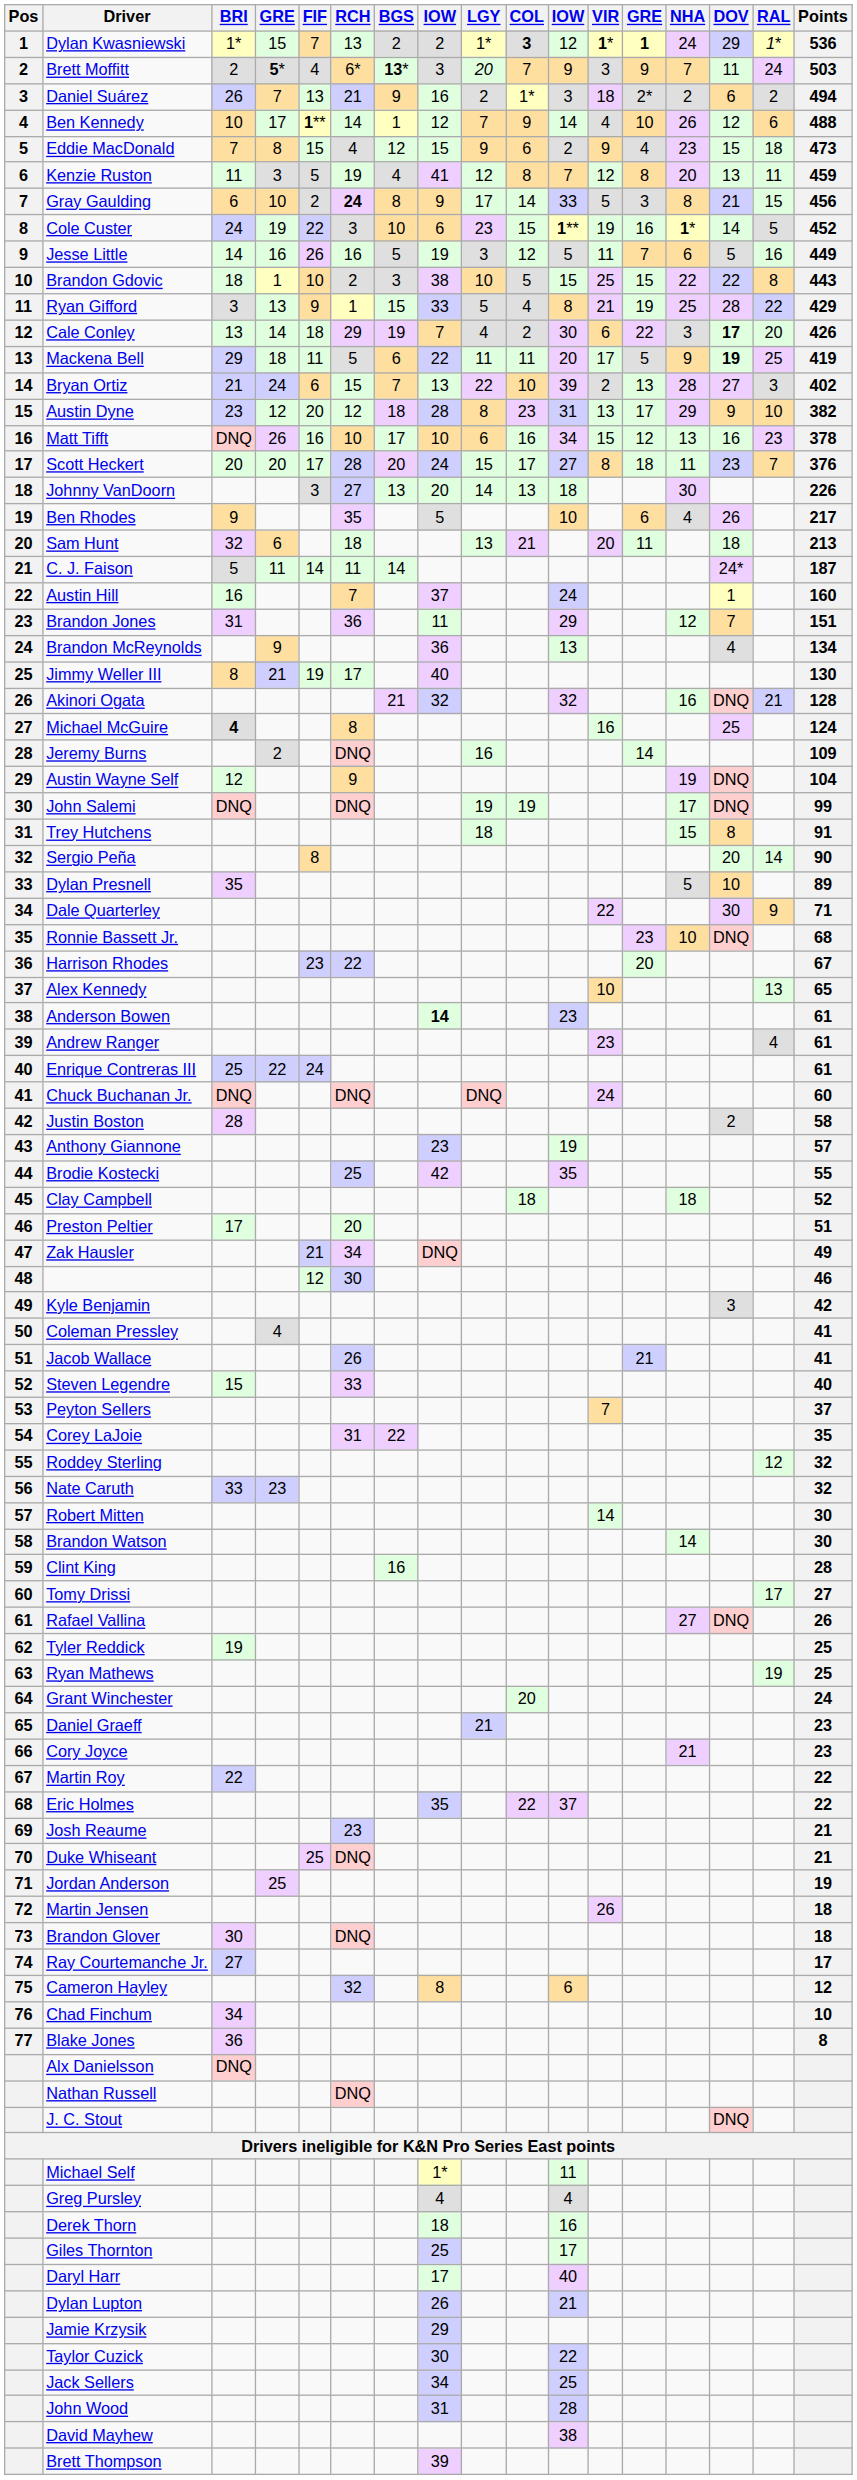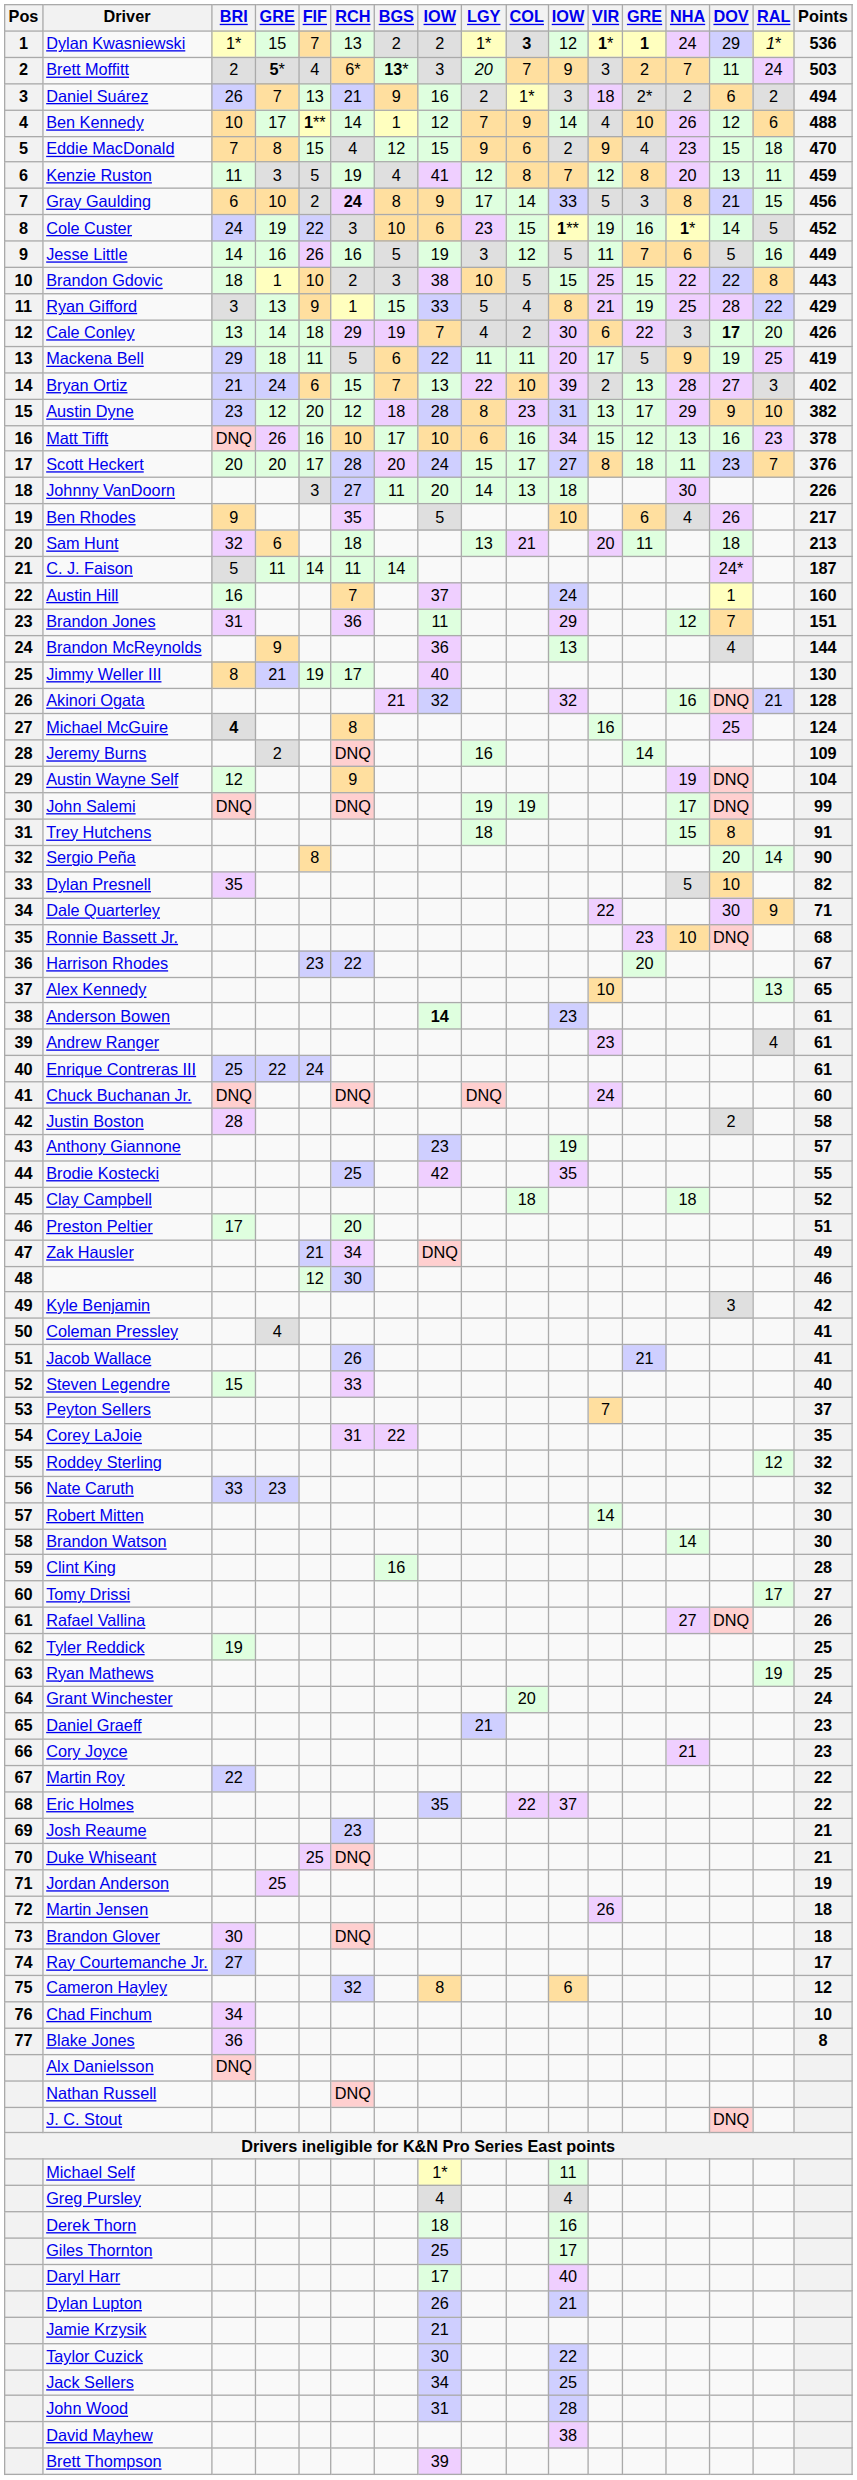(645, 71) 9 -> (645, 71) 2
(823, 149) 473 -> (823, 149) 470
(731, 360) bold -> (731, 360) normal
(396, 491) 13 -> (396, 491) 11
(823, 649) 134 -> (823, 649) 144
(823, 885) 89 -> (823, 885) 82
(440, 2330) 29 -> (440, 2330) 21
